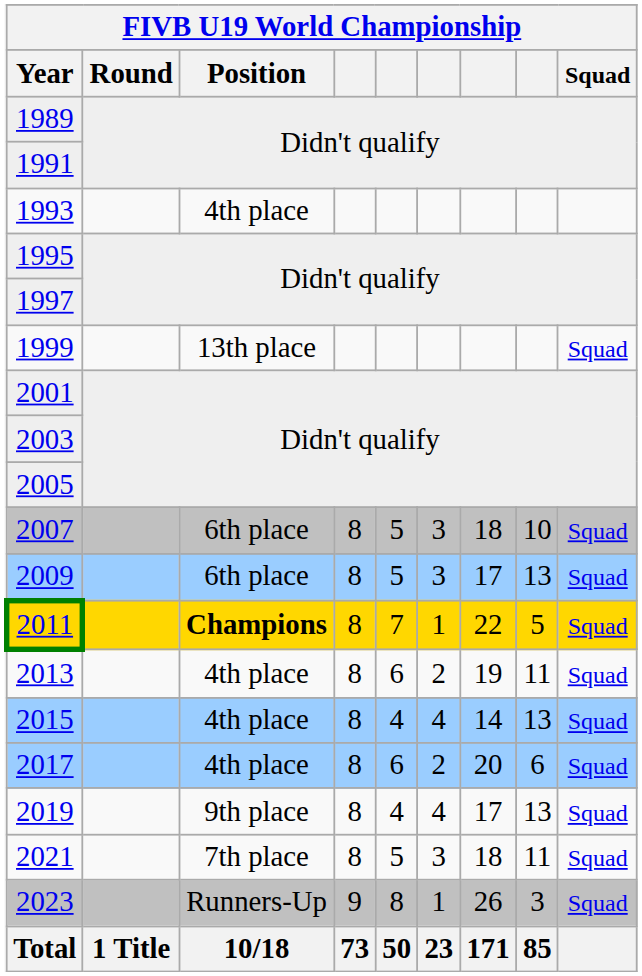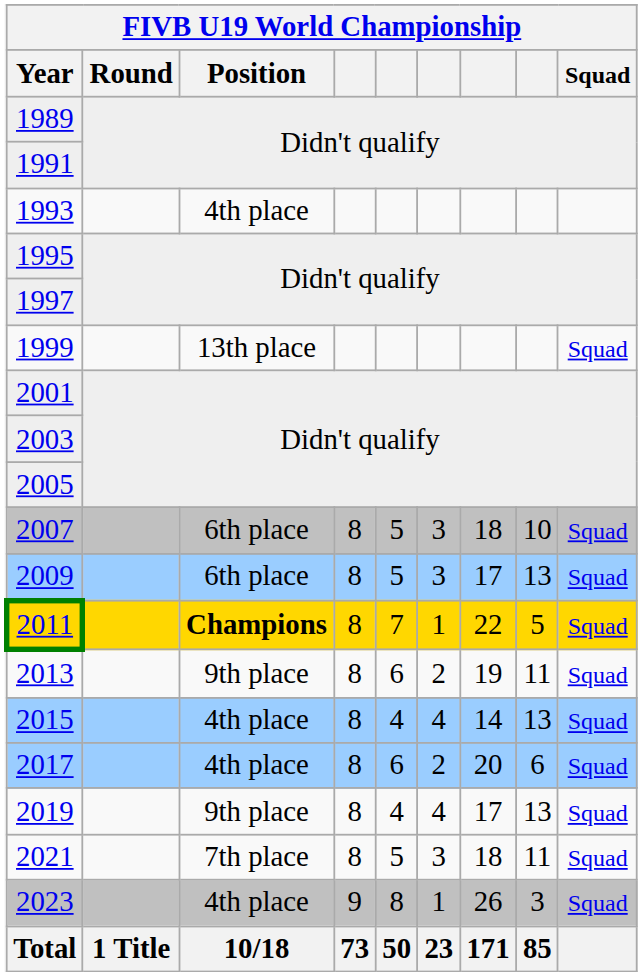(257, 673) 4th place -> (257, 673) 9th place
(257, 902) Runners-Up -> (257, 902) 4th place
